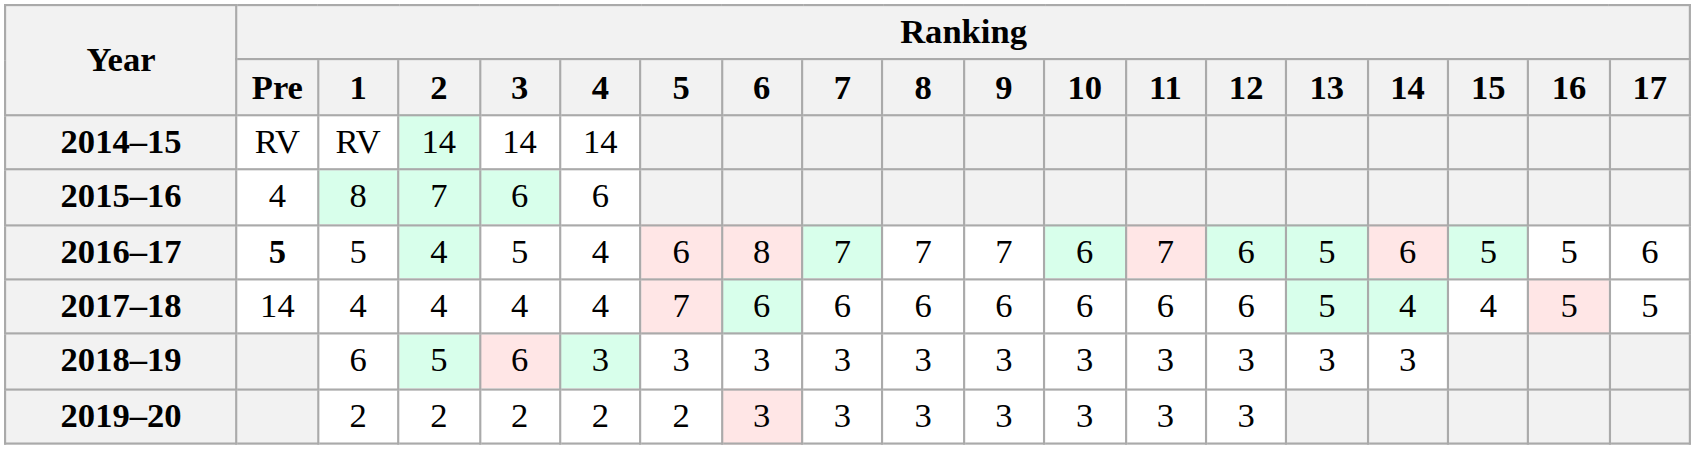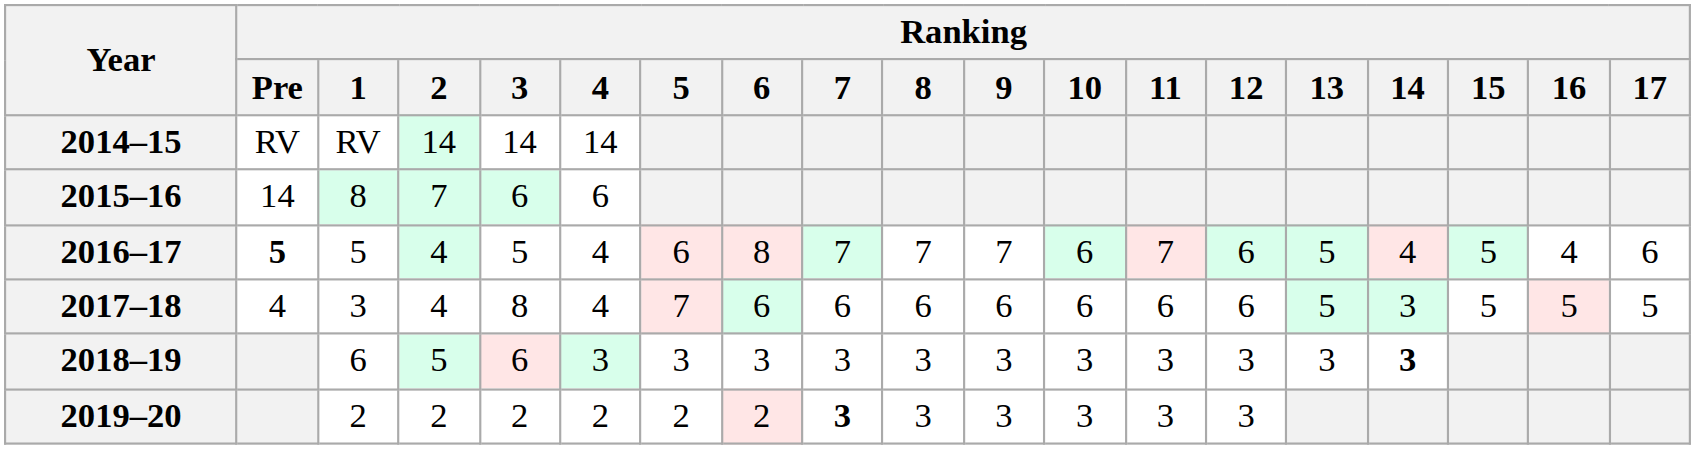(277, 196) 4 -> (277, 196) 14
(1408, 251) 6 -> (1408, 251) 4
(1569, 251) 5 -> (1569, 251) 4
(277, 305) 14 -> (277, 305) 4
(358, 305) 4 -> (358, 305) 3
(520, 305) 4 -> (520, 305) 8
(1408, 305) 4 -> (1408, 305) 3
(1488, 305) 4 -> (1488, 305) 5
(1408, 360) normal -> (1408, 360) bold
(762, 415) 3 -> (762, 415) 2
(842, 415) normal -> (842, 415) bold
